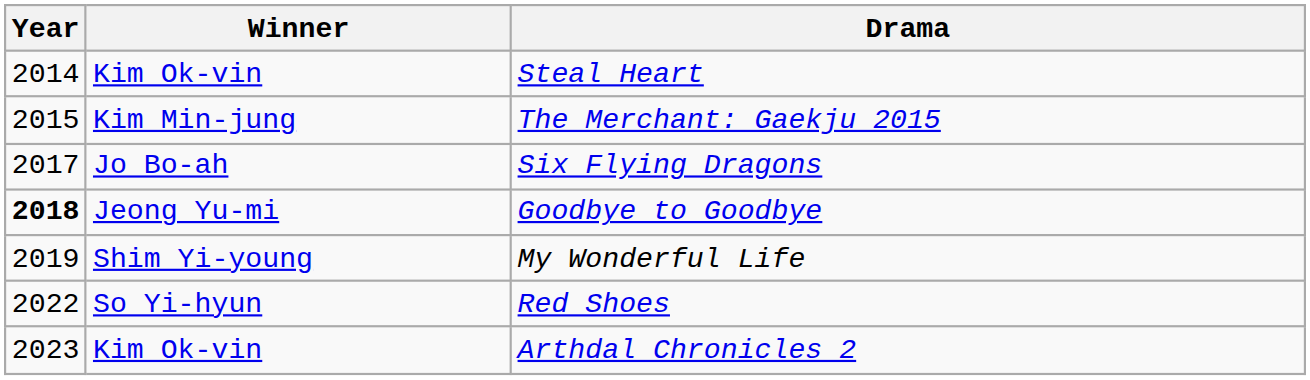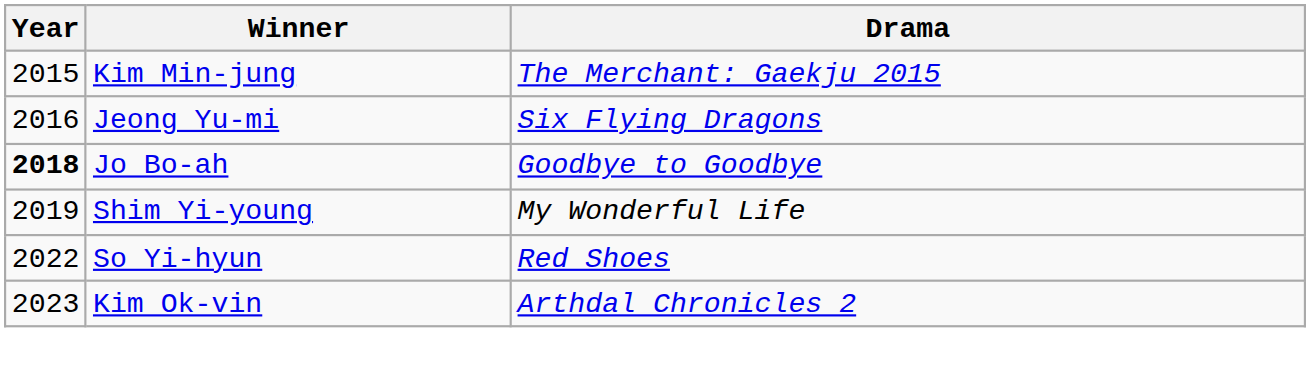- row: (611, 74)
(46, 166) 2017 -> (46, 120) 2016
(161, 166) Jo Bo-ah -> (186, 120) Jeong Yu-mi
(186, 212) Jeong Yu-mi -> (161, 166) Jo Bo-ah
